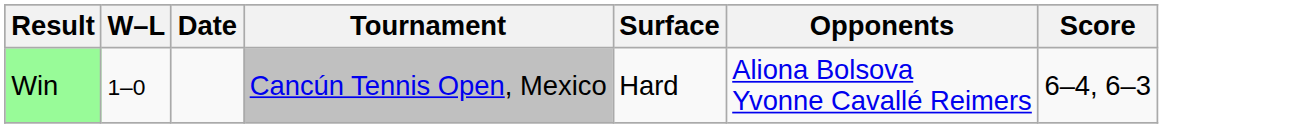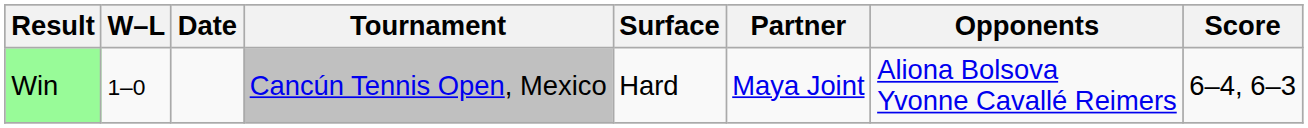+ column: (798, 26)
